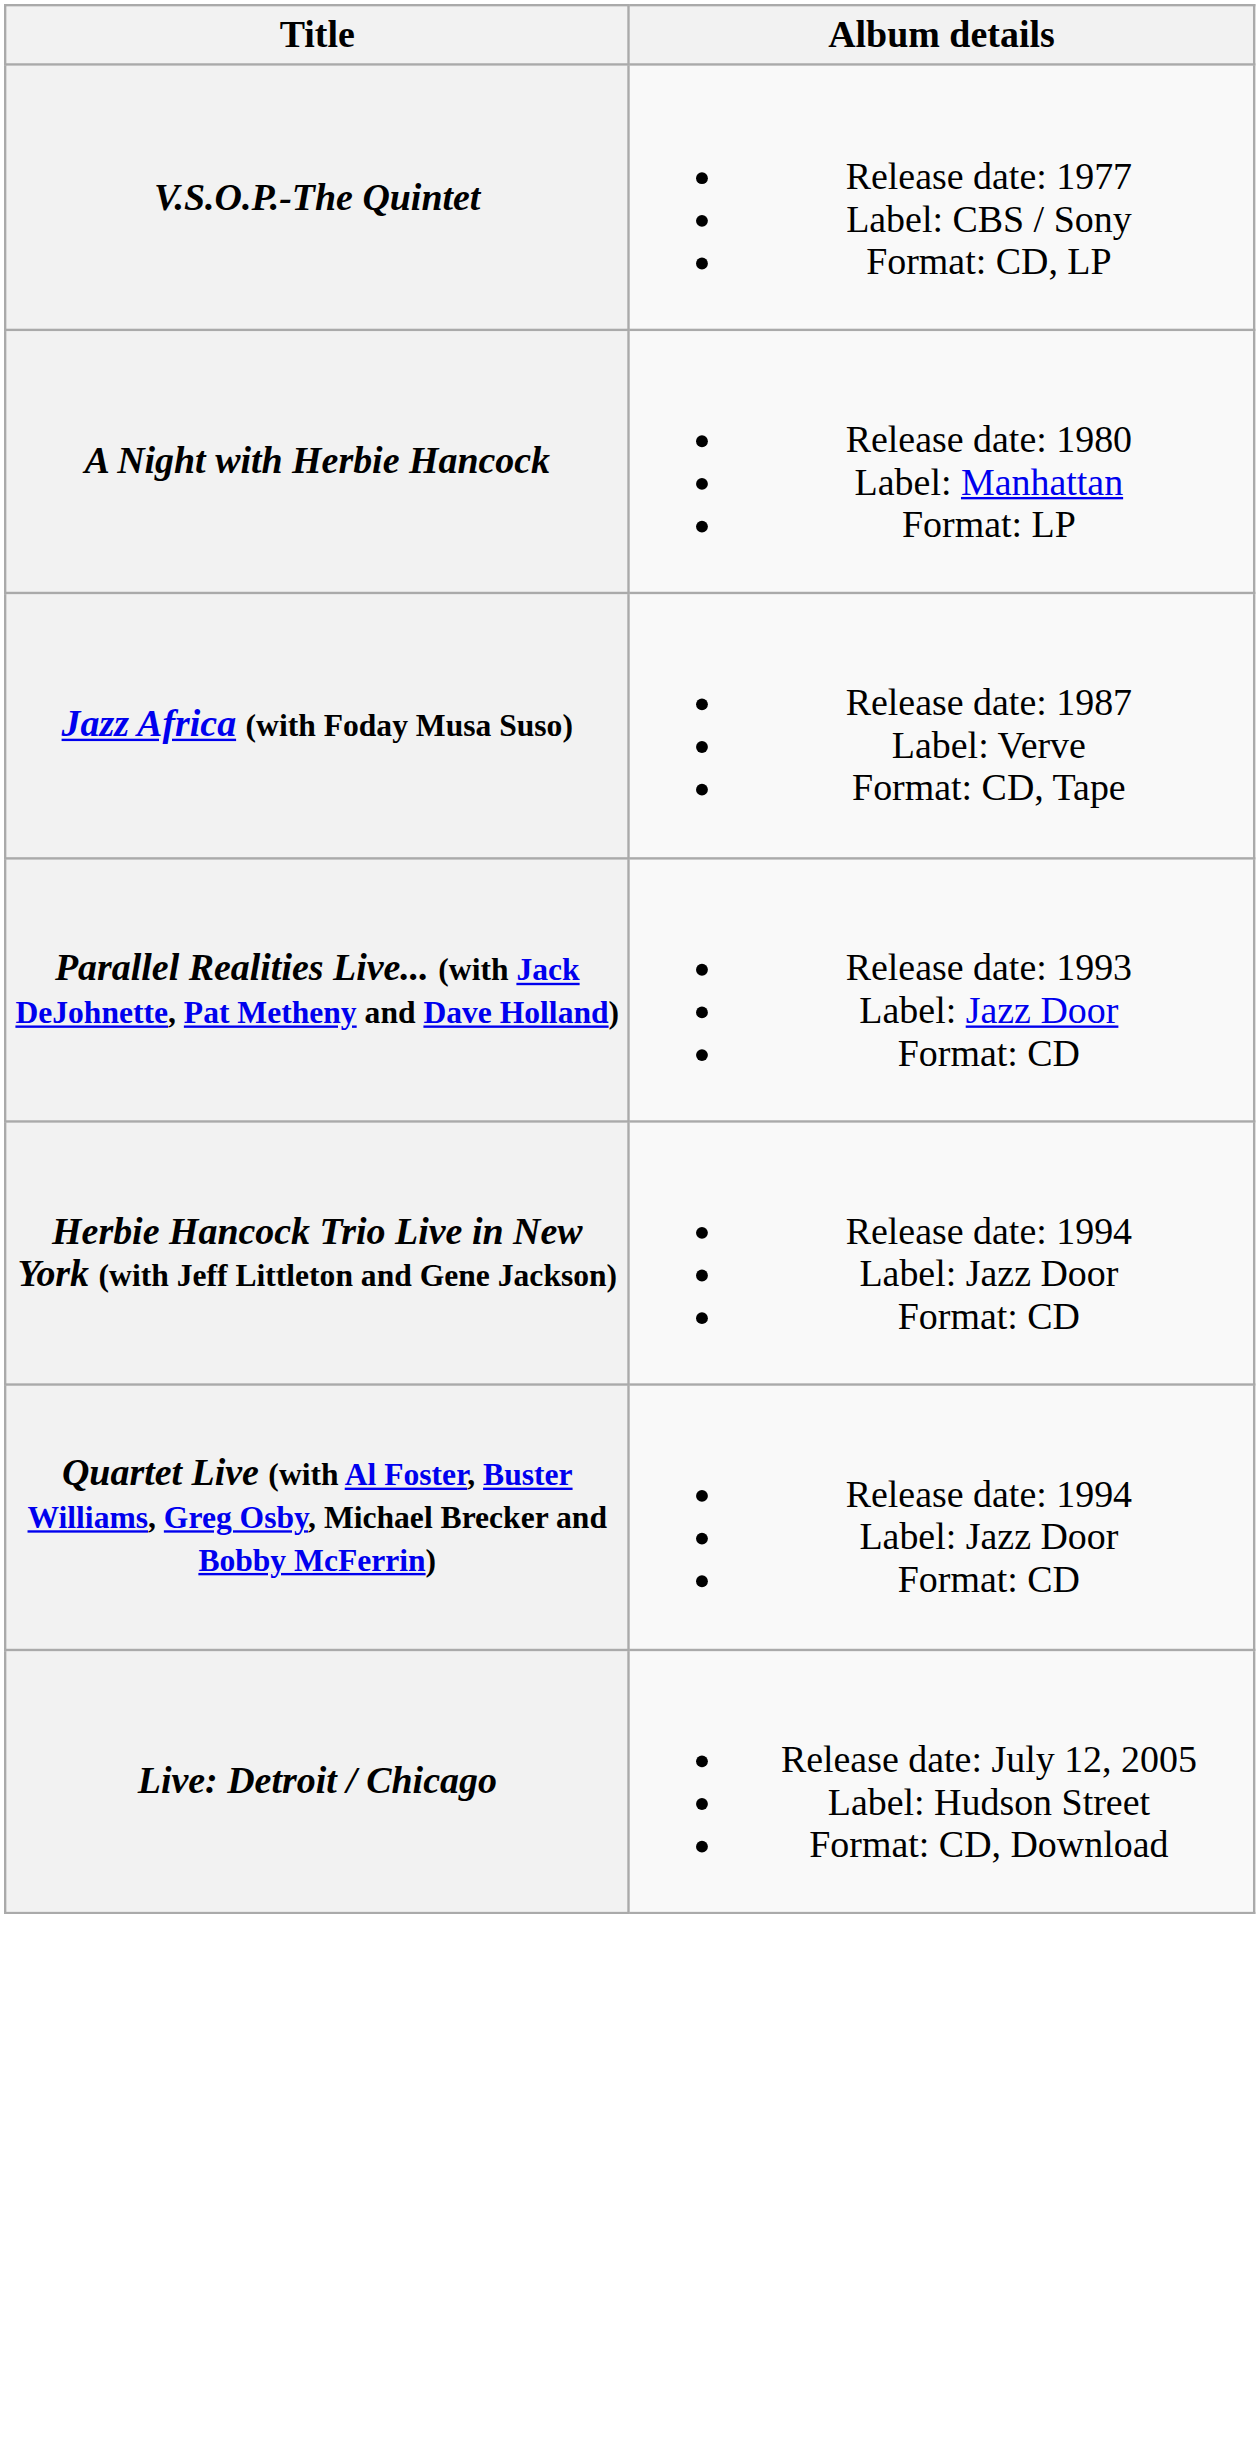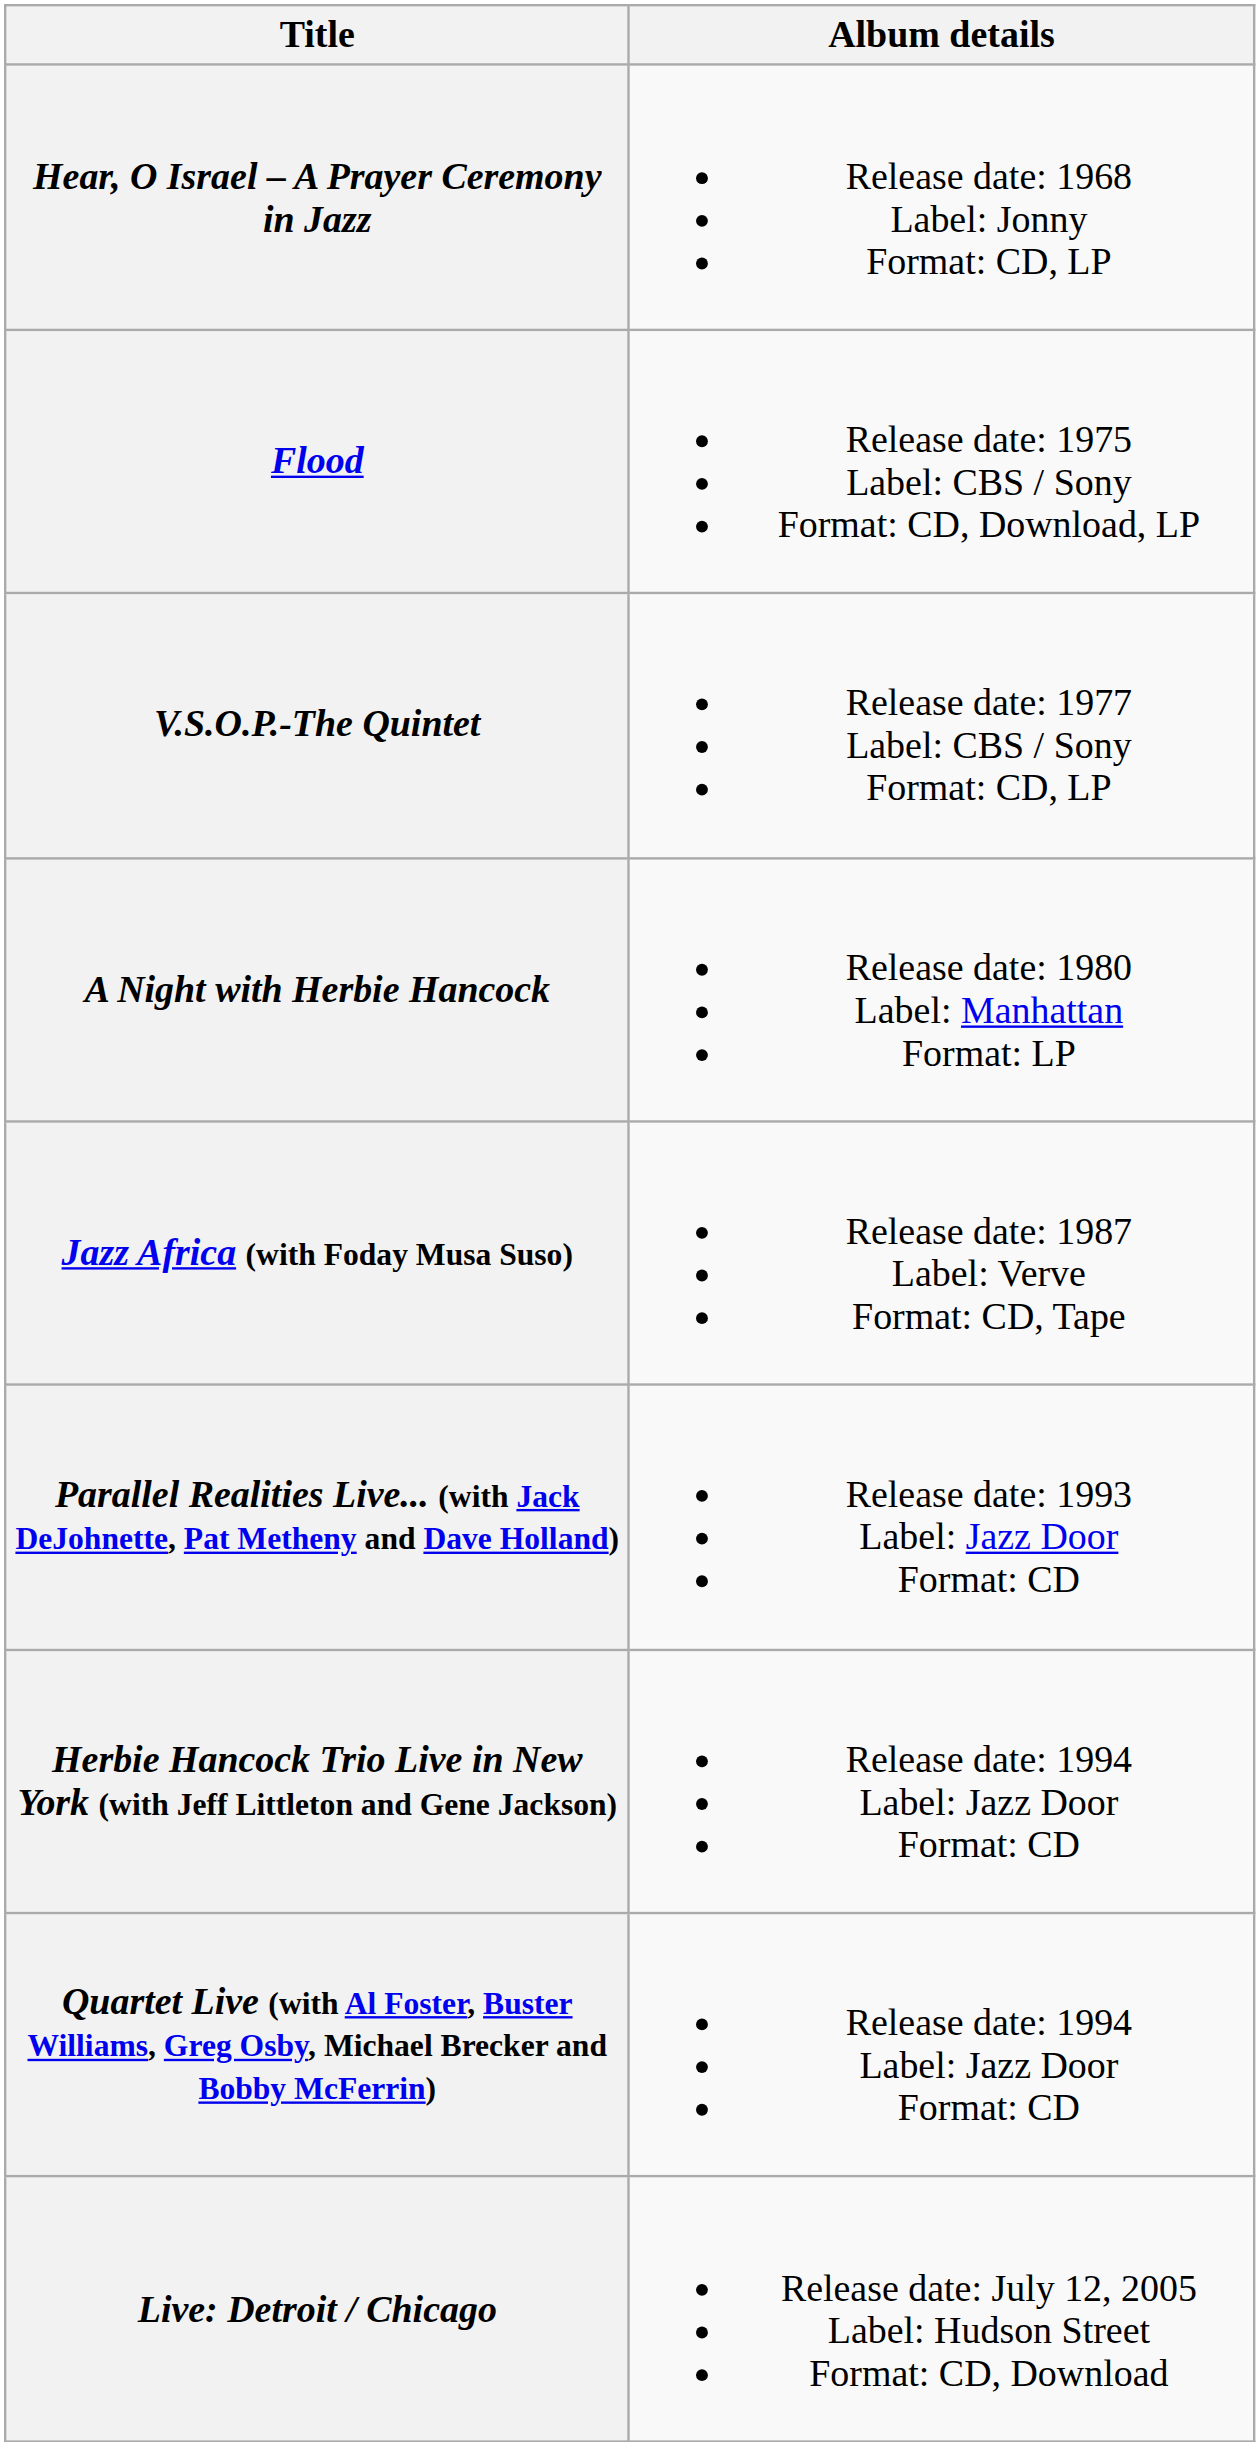+ row: (317, 196)
+ row: (317, 460)
